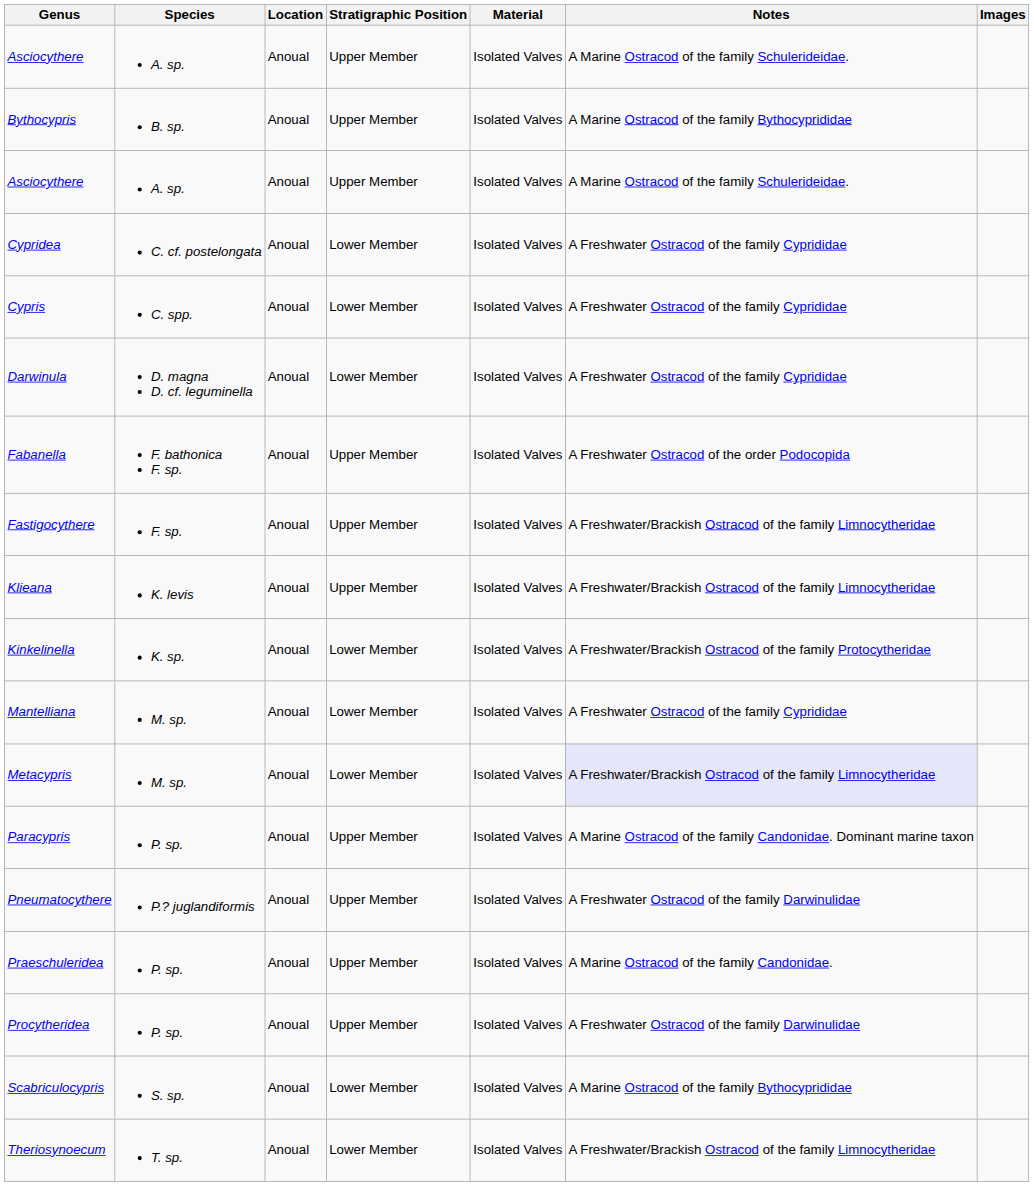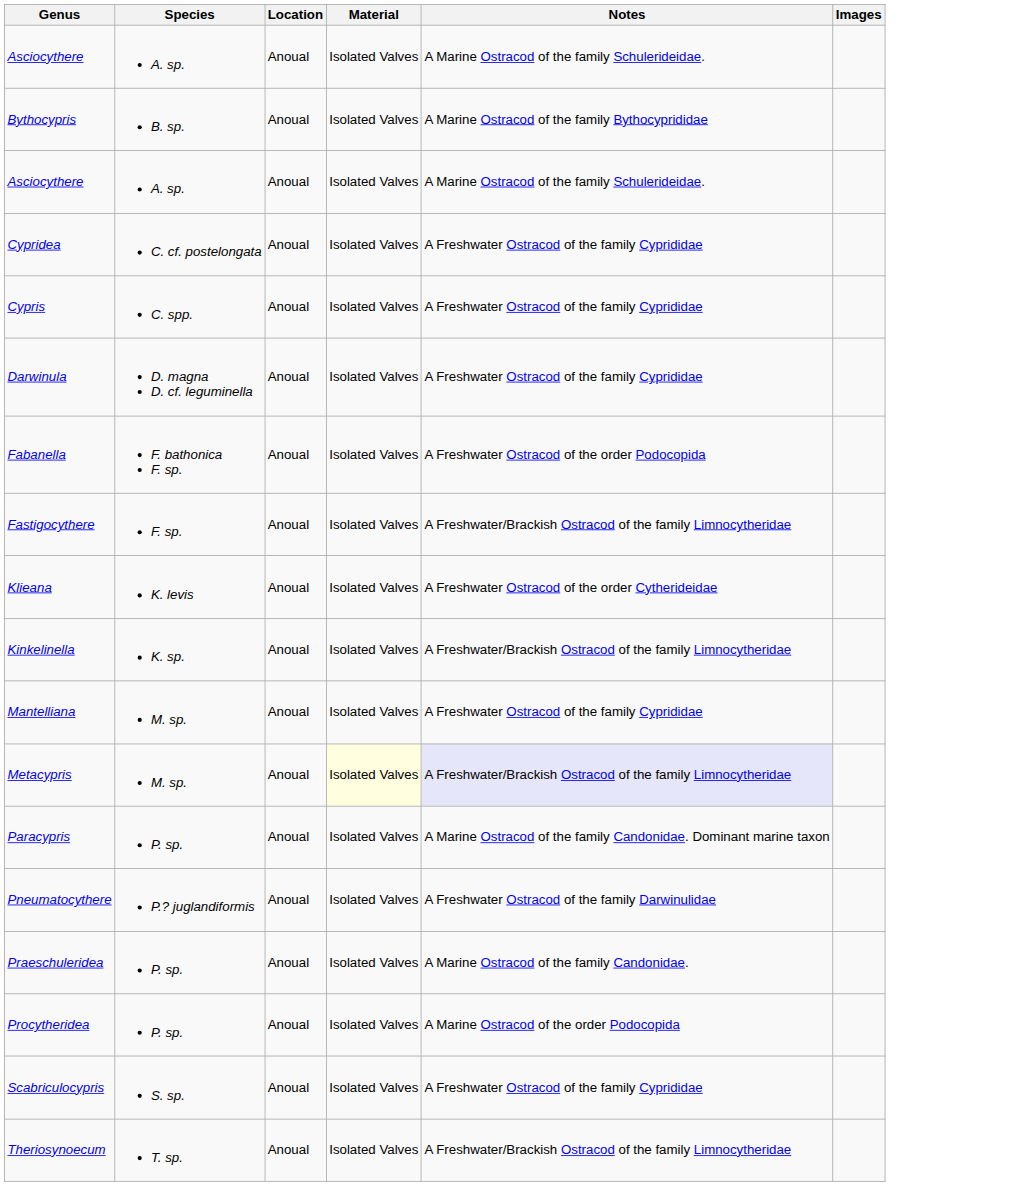- column: (398, 15)
(752, 587) A Freshwater/Brackish Ostracod of the family Limnocytheridae -> (571, 587) A Freshwater Ostracod of the order Cytherideidae
(750, 649) A Freshwater/Brackish Ostracod of the family Protocytheridae -> (608, 649) A Freshwater/Brackish Ostracod of the family Limnocytheridae
(518, 774) no background -> (374, 774) lightyellow background
(714, 1025) A Freshwater Ostracod of the family Darwinulidae -> (552, 1025) A Marine Ostracod of the order Podocopida
(710, 1087) A Marine Ostracod of the family Bythocyprididae -> (564, 1087) A Freshwater Ostracod of the family Cyprididae
